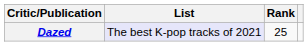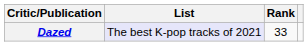(281, 31) 25 -> (281, 31) 33
